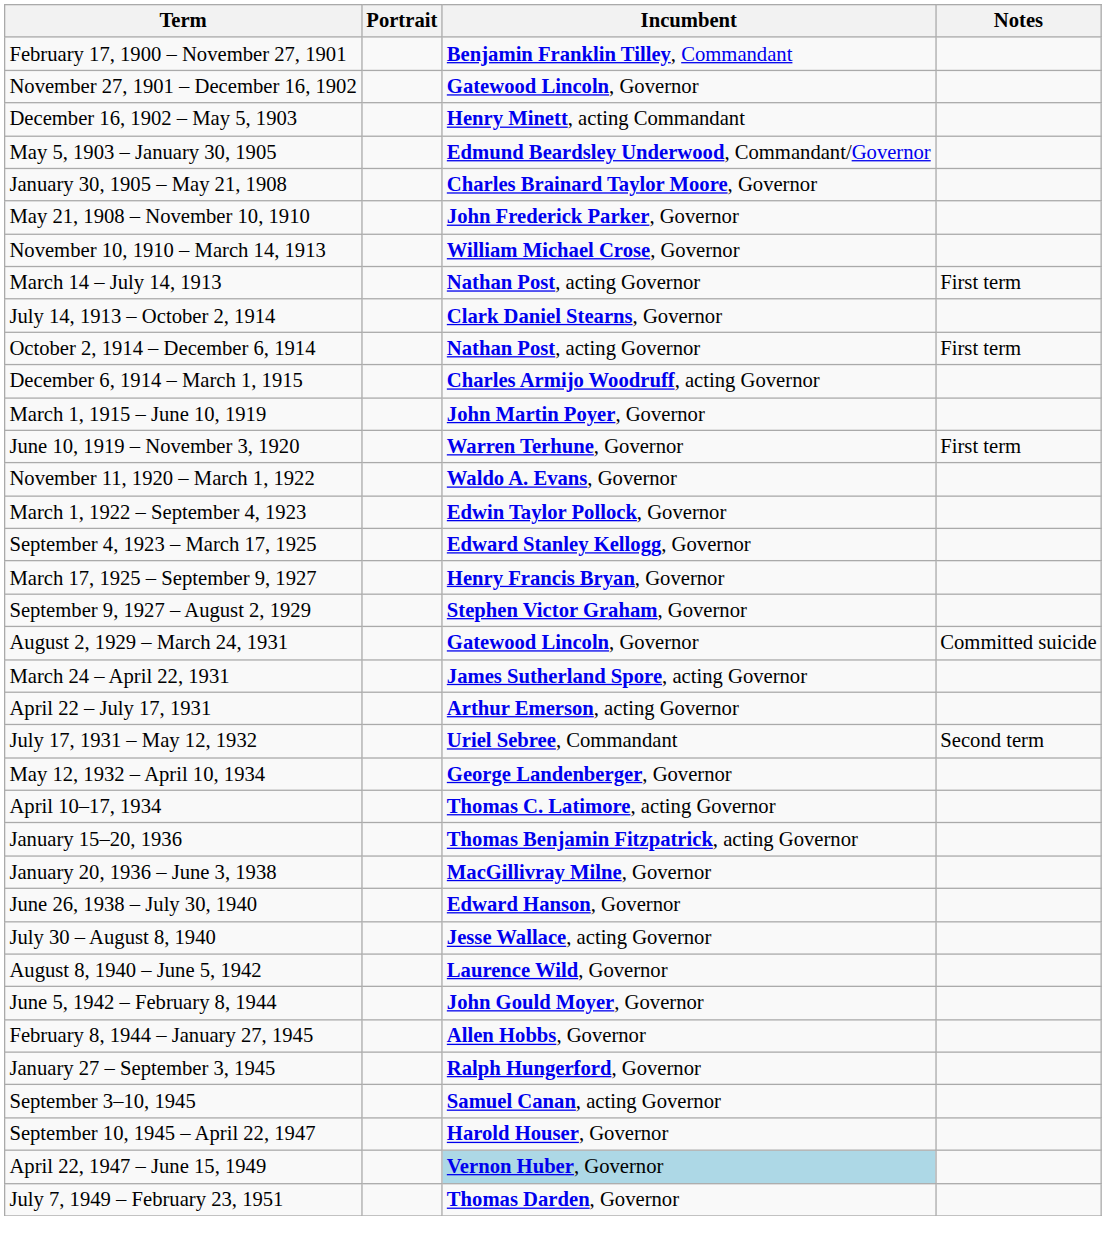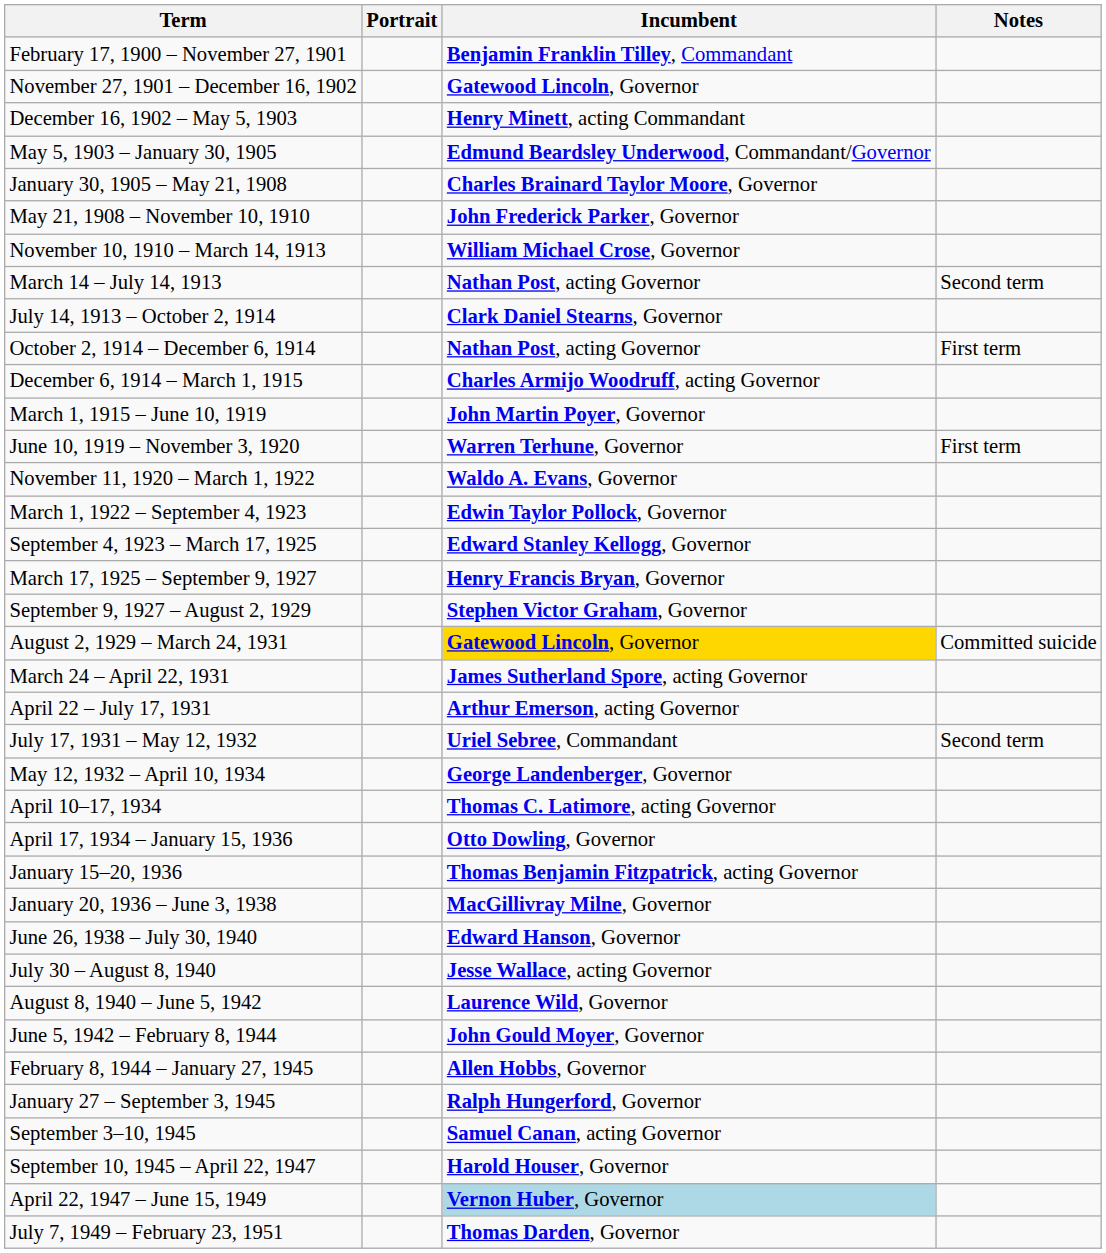(981, 282) First term -> (992, 282) Second term
(573, 642) no background -> (573, 642) gold background
+ row: (151, 839)
